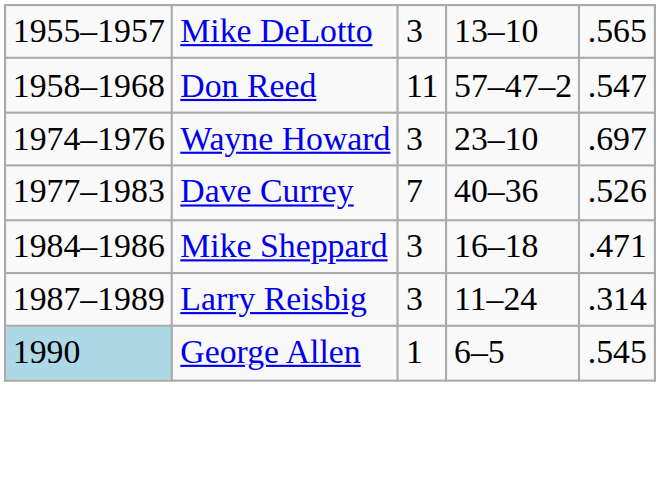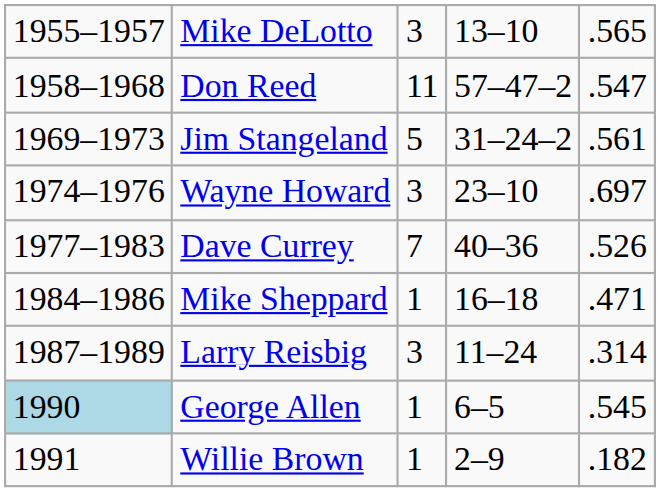+ row: (284, 138)
(414, 245) 3 -> (414, 298) 1
+ row: (272, 459)
